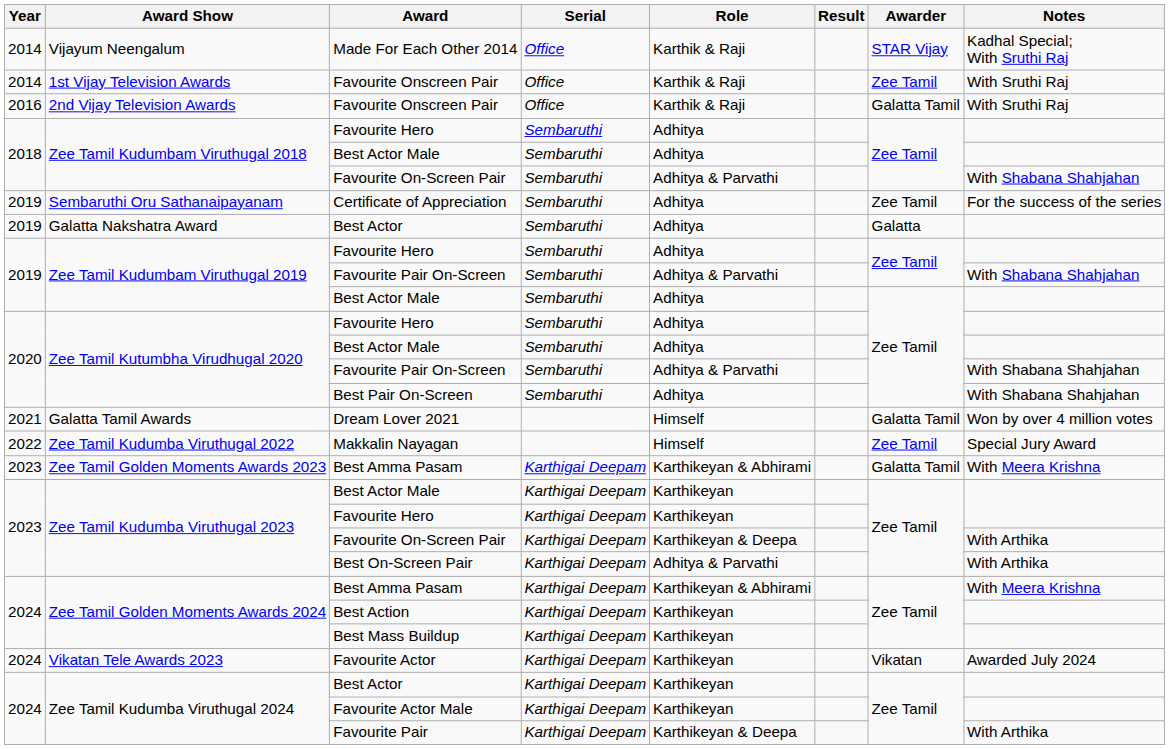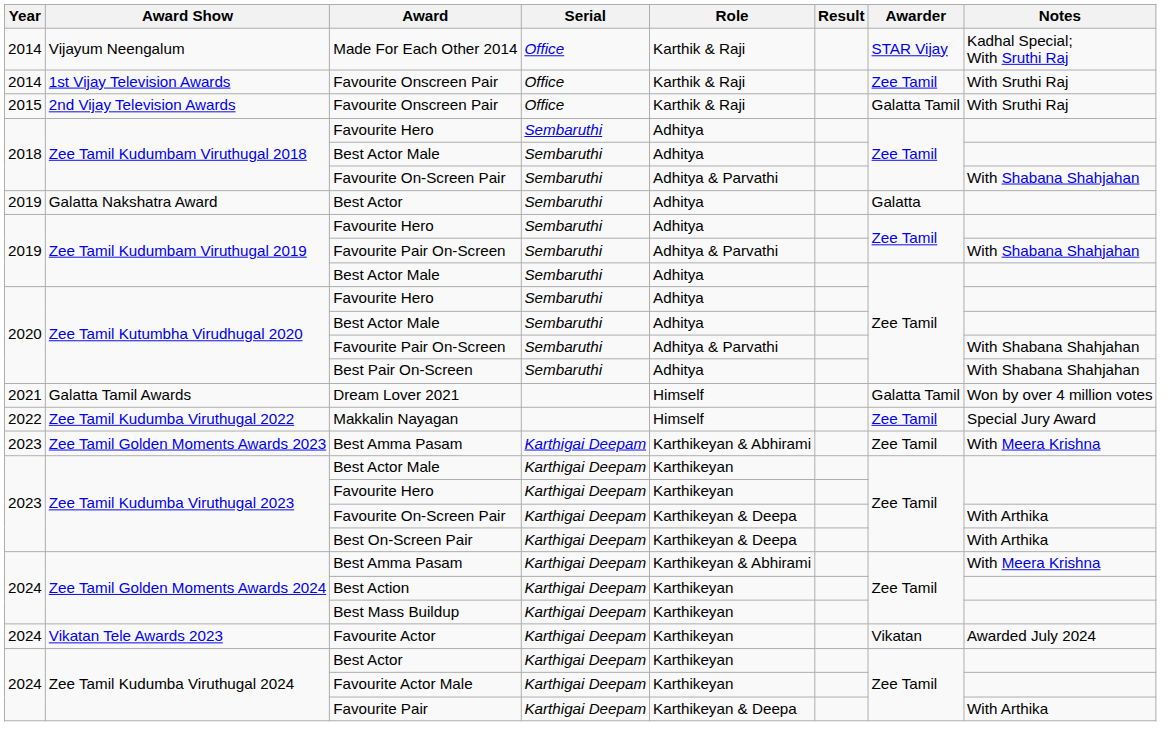(25, 105) 2016 -> (25, 105) 2015
- row: (166, 202)
(916, 467) Galatta Tamil -> (904, 443) Zee Tamil
(716, 563) Adhitya & Parvathi -> (725, 539) Karthikeyan & Deepa
